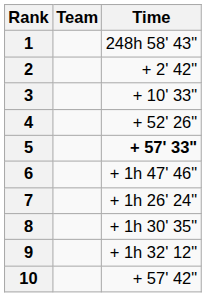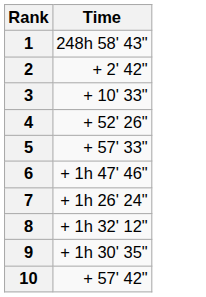- column: (77, 17)
(164, 148) bold -> (115, 148) normal
(153, 226) + 1h 30' 35" -> (104, 226) + 1h 32' 12"
(153, 252) + 1h 32' 12" -> (104, 252) + 1h 30' 35"
